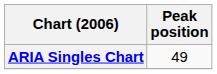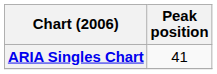(180, 56) 49 -> (180, 56) 41
